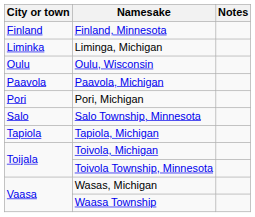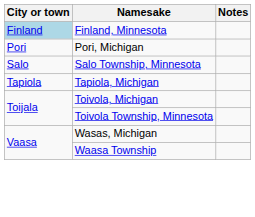(25, 30) no background -> (25, 30) lightblue background
- row: (119, 47)
- row: (114, 64)
- row: (119, 82)
